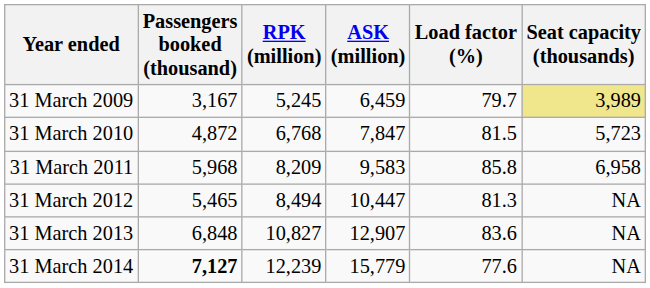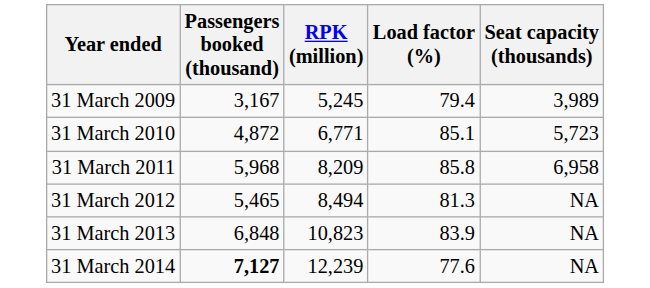- column: (368, 44)
(499, 100) 79.7 -> (457, 100) 79.4
(618, 100) khaki background -> (576, 100) no background
(299, 133) 6,768 -> (341, 133) 6,771
(499, 133) 81.5 -> (457, 133) 85.1
(293, 232) 10,827 -> (335, 232) 10,823
(499, 232) 83.6 -> (457, 232) 83.9
